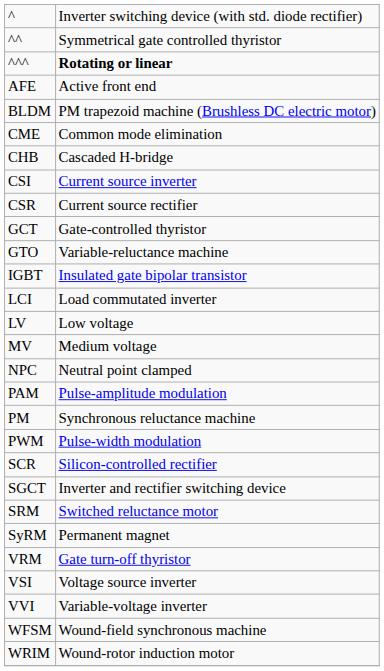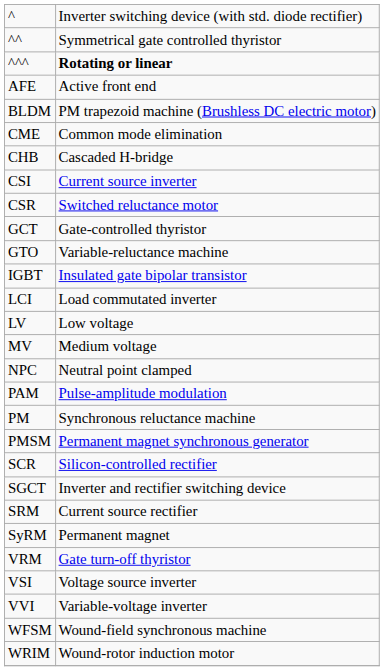(128, 205) Current source rectifier -> (138, 205) Switched reluctance motor
+ row: (29, 441)
- row: (26, 441)
(138, 511) Switched reluctance motor -> (128, 511) Current source rectifier
